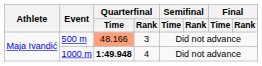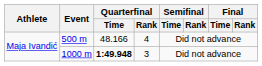(114, 40) lightsalmon background -> (114, 40) no background
(147, 40) 3 -> (147, 40) 4
(147, 54) 4 -> (147, 54) 3
